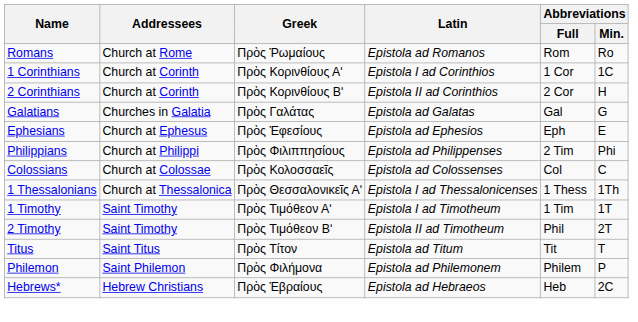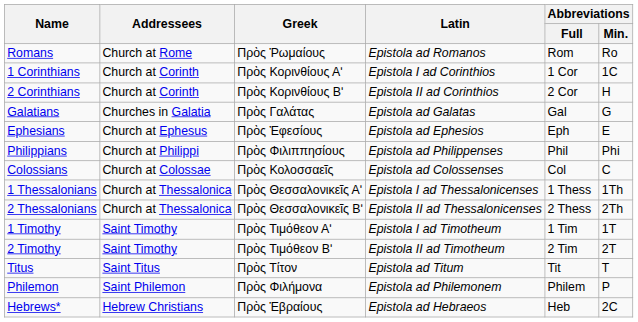(558, 151) 2 Tim -> (558, 151) Phil
+ row: (52, 209)
(554, 229) Phil -> (563, 248) 2 Tim
